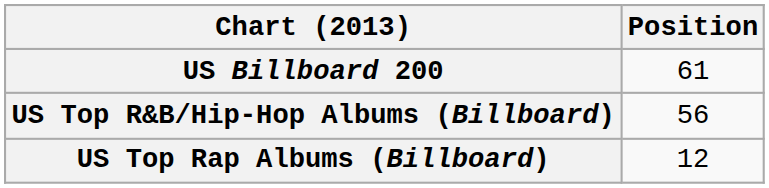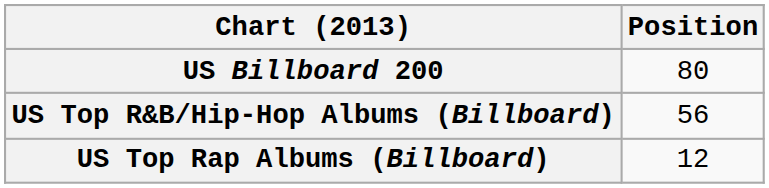(693, 71) 61 -> (693, 71) 80
